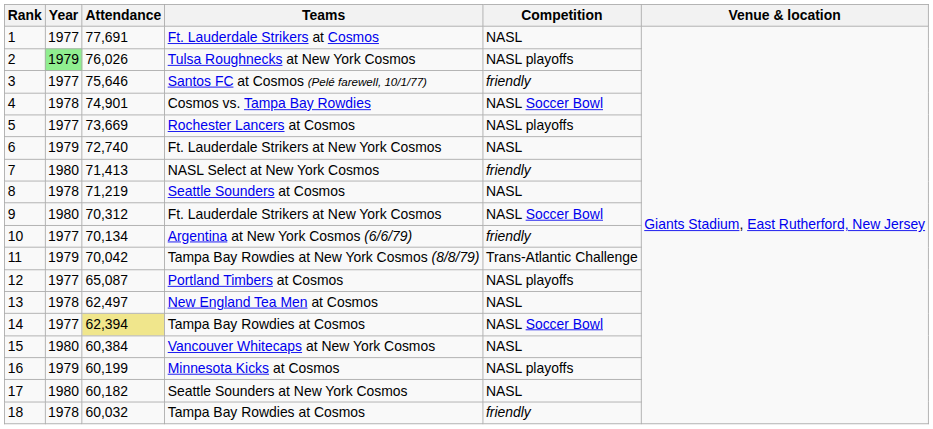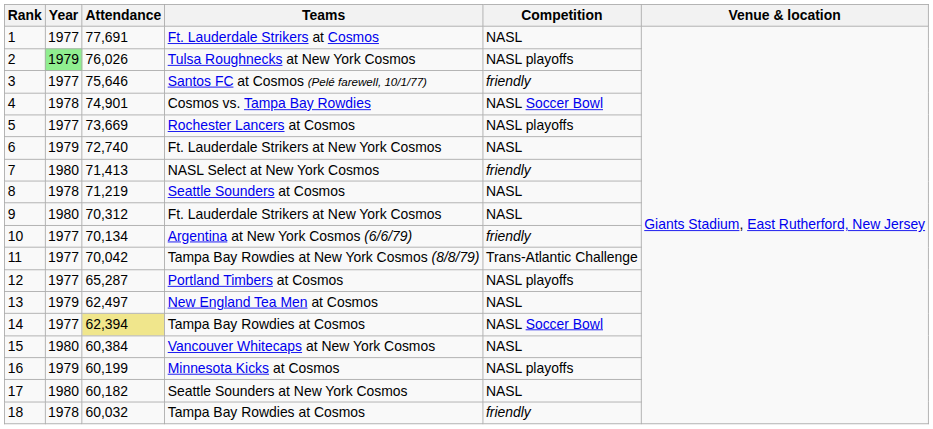(544, 214) NASL Soccer Bowl -> (504, 214) NASL
(64, 258) 1979 -> (64, 258) 1977
(107, 280) 65,087 -> (107, 280) 65,287
(64, 302) 1978 -> (64, 302) 1979
